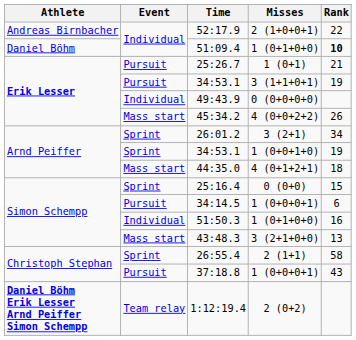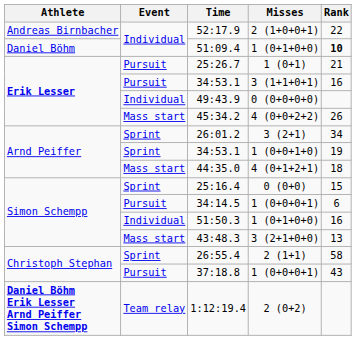(336, 82) 19 -> (336, 82) 16
